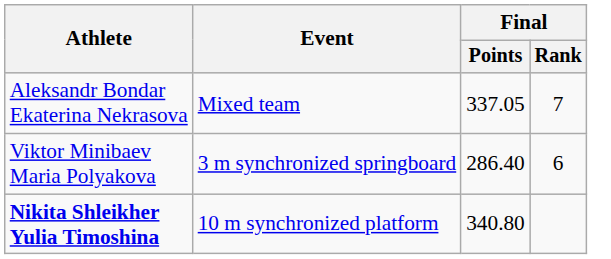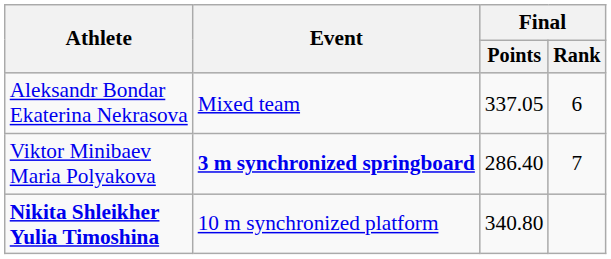(558, 103) 7 -> (577, 103) 6
(327, 163) normal -> (336, 163) bold
(558, 163) 6 -> (577, 163) 7
